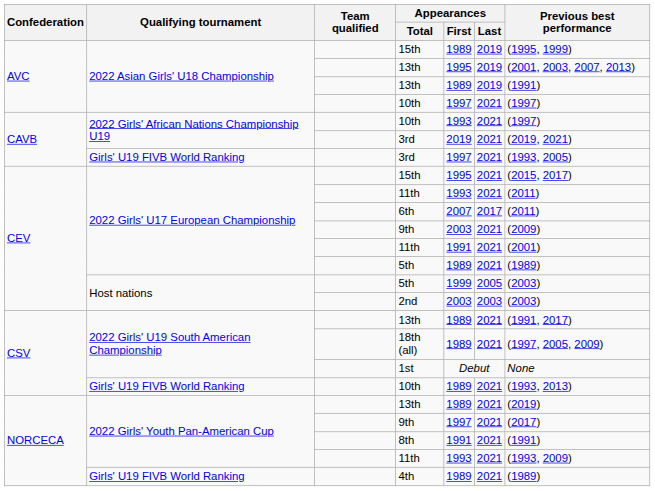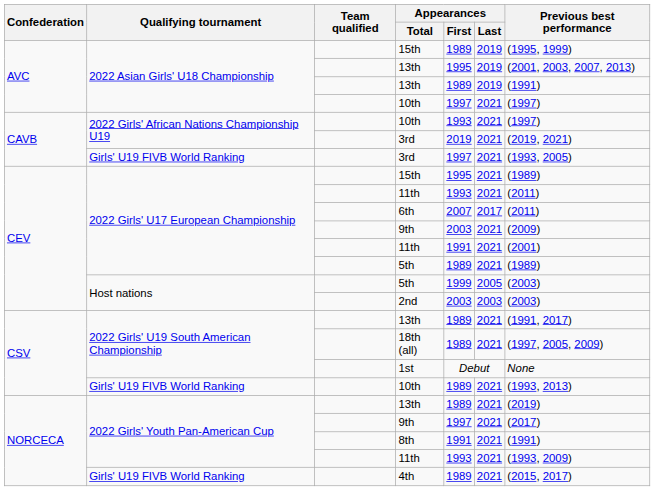(540, 175) (2015, 2017) -> (524, 175) (1989)
(524, 476) (1989) -> (540, 476) (2015, 2017)
